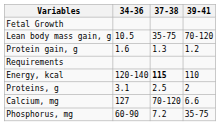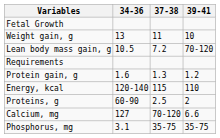+ row: (40, 37)
(164, 37) 35-75 -> (159, 50) 7.2
rows swapped: (42, 50) <-> (35, 62)
(159, 75) bold -> (159, 88) normal
(122, 88) 3.1 -> (127, 101) 60-90
(127, 114) 60-90 -> (122, 127) 3.1
(159, 114) 7.2 -> (164, 127) 35-75
